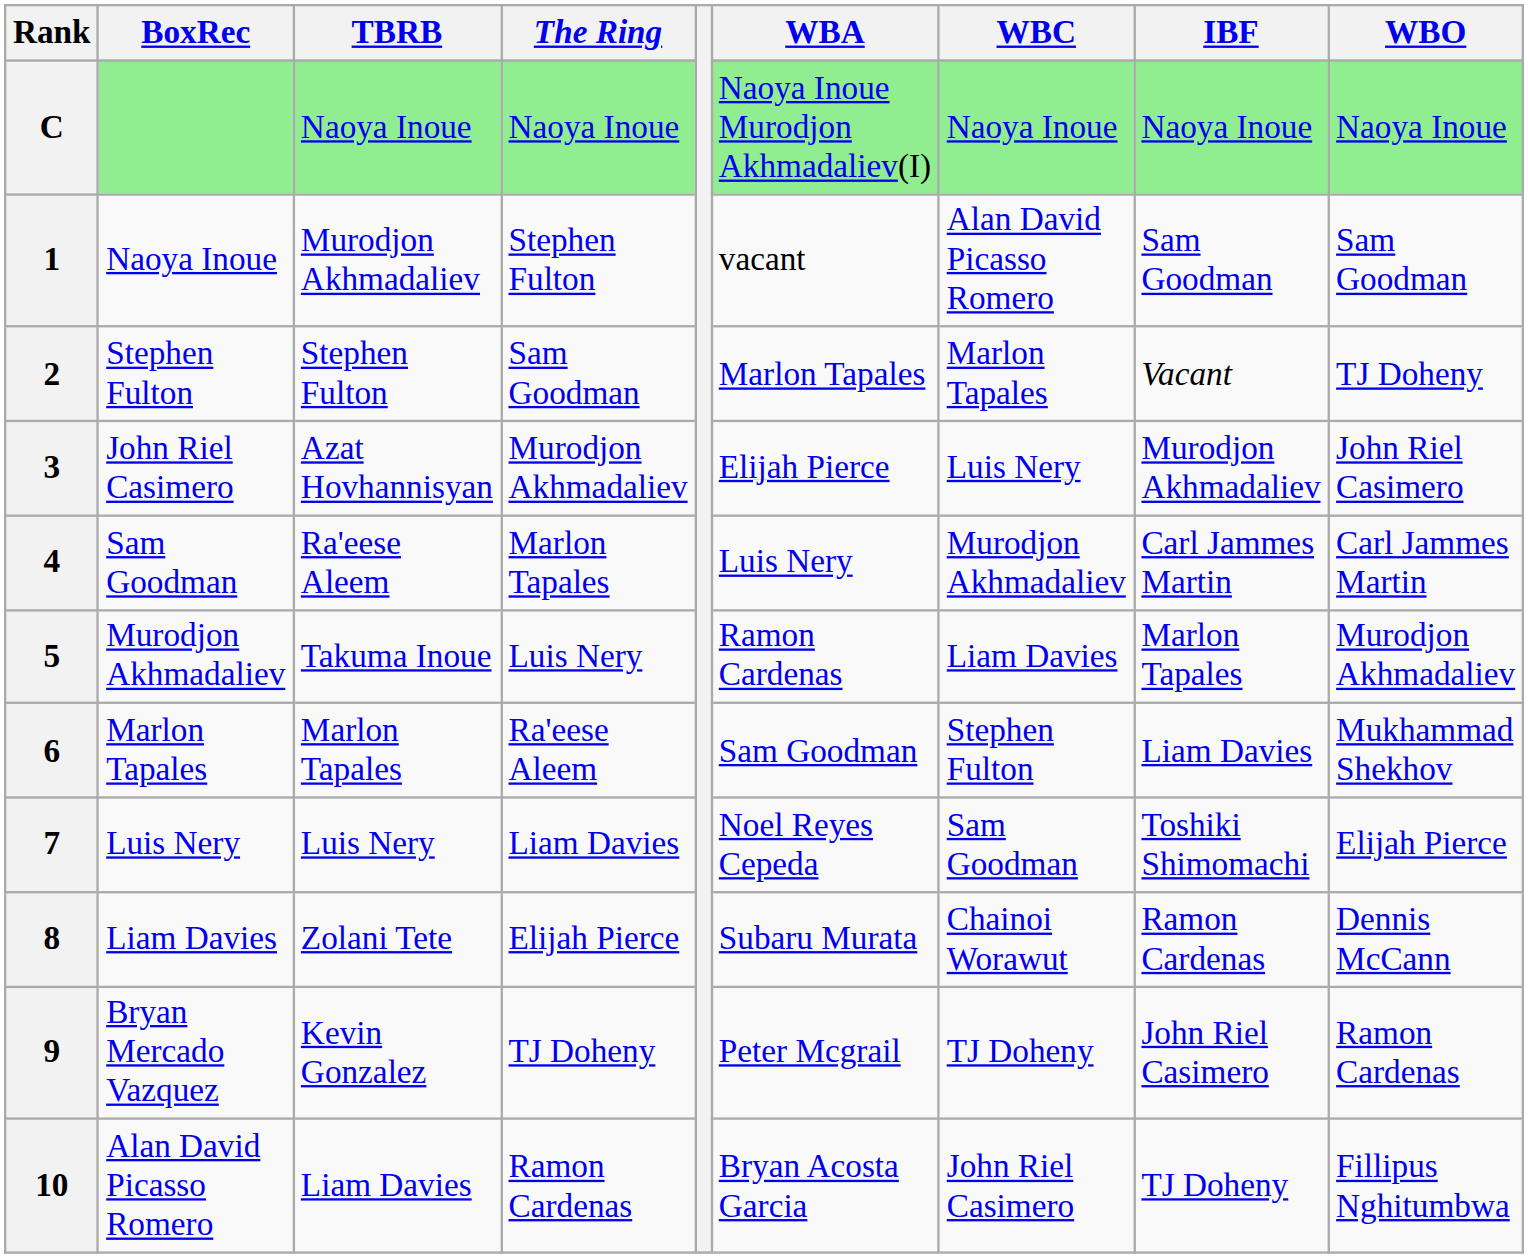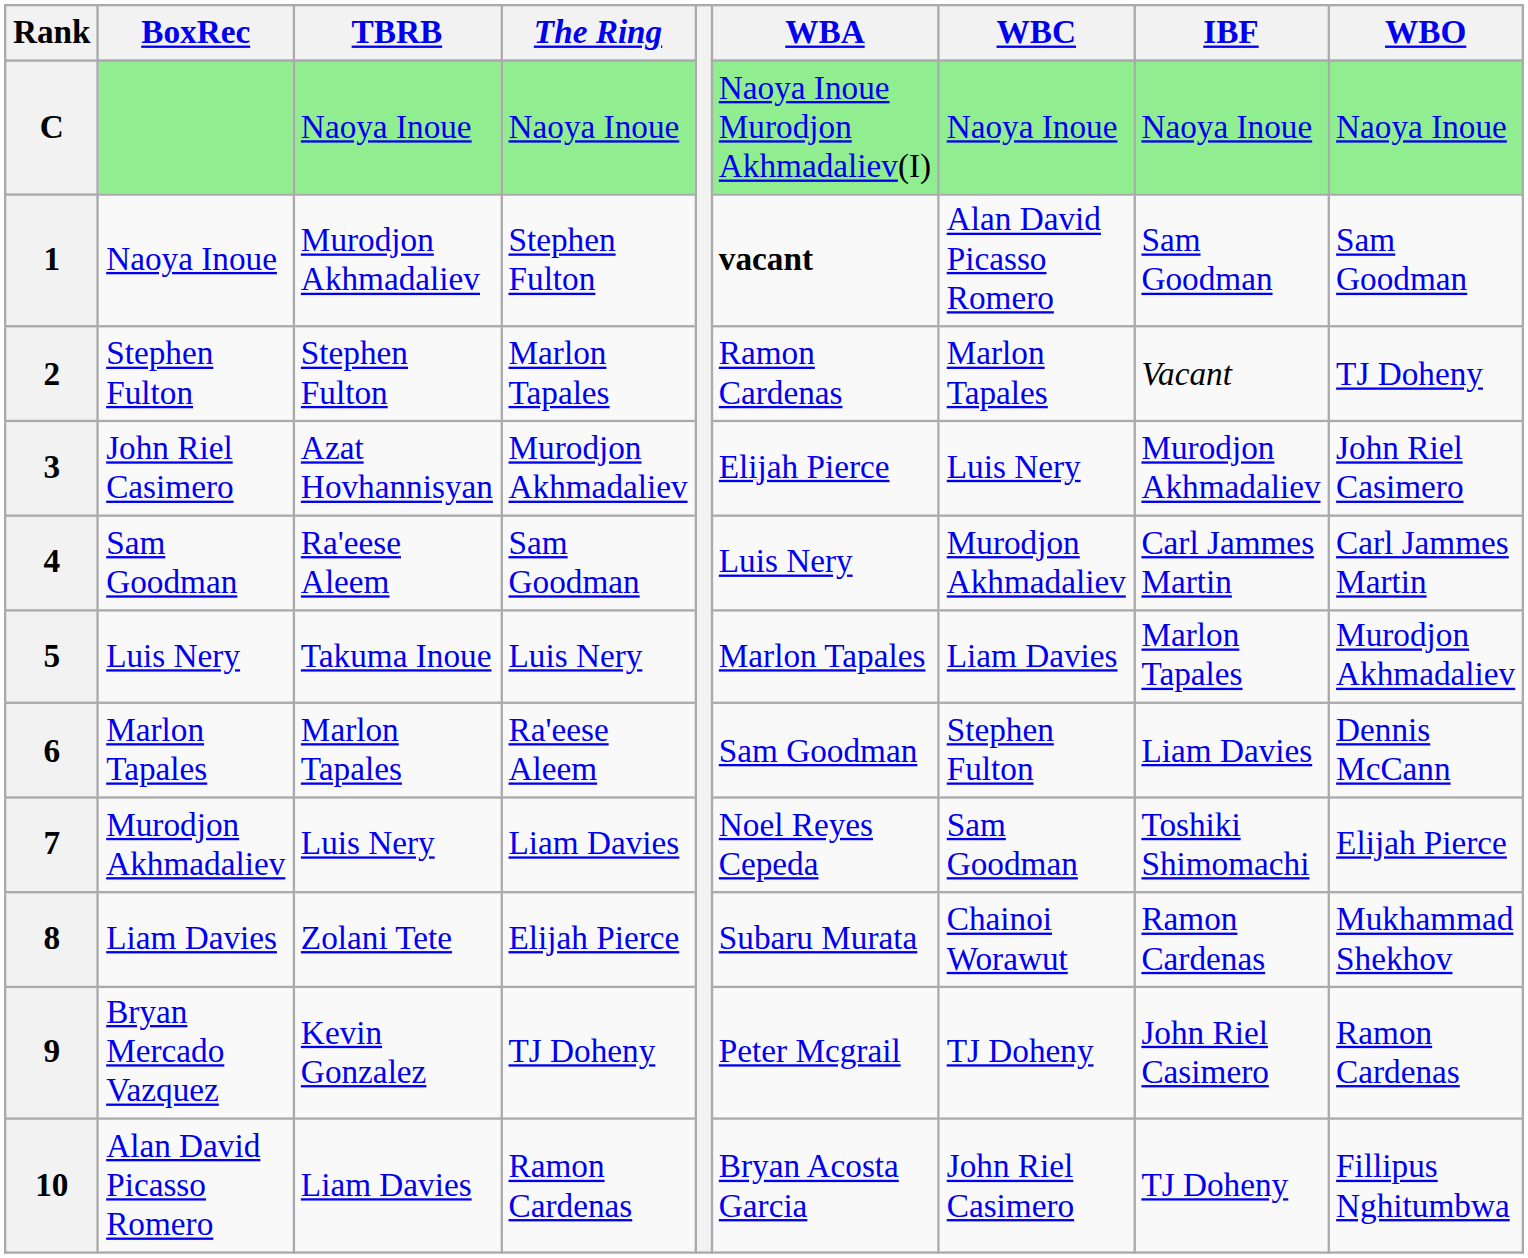(762, 259) normal -> (766, 259) bold
(574, 373) Sam Goodman -> (559, 373) Marlon Tapales
(822, 373) Marlon Tapales -> (781, 373) Ramon Cardenas
(559, 561) Marlon Tapales -> (574, 561) Sam Goodman
(196, 656) Murodjon Akhmadaliev -> (173, 656) Luis Nery
(781, 656) Ramon Cardenas -> (822, 656) Marlon Tapales
(1425, 750) Mukhammad Shekhov -> (1393, 750) Dennis McCann
(173, 844) Luis Nery -> (196, 844) Murodjon Akhmadaliev
(1393, 938) Dennis McCann -> (1425, 938) Mukhammad Shekhov
